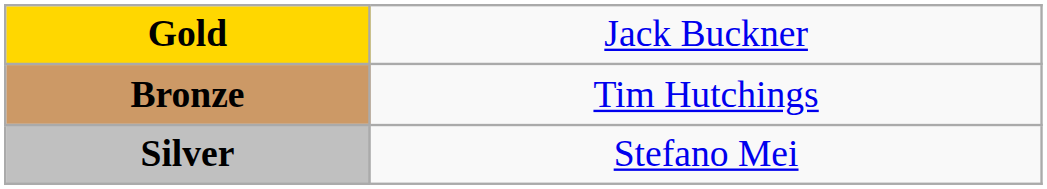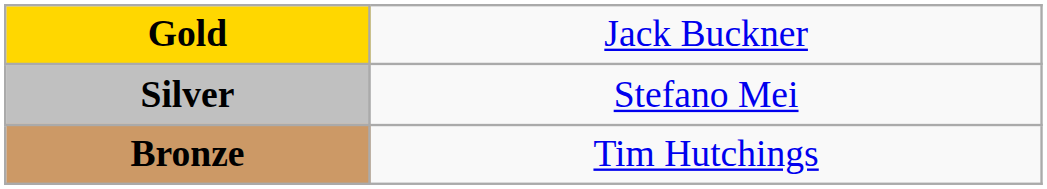rows swapped: (187, 153) <-> (187, 93)
